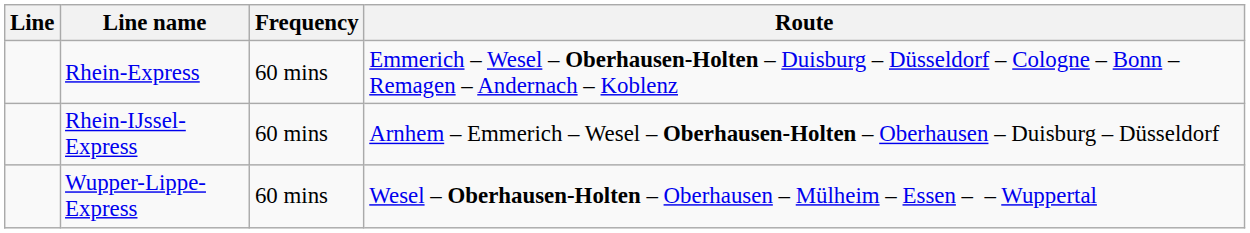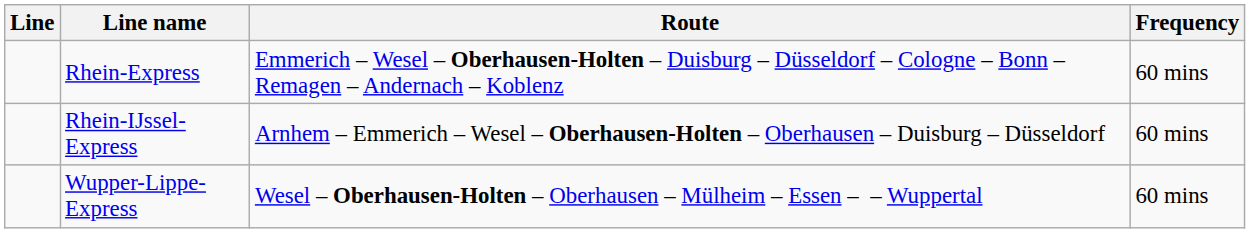columns swapped: (804, 22) <-> (307, 22)
